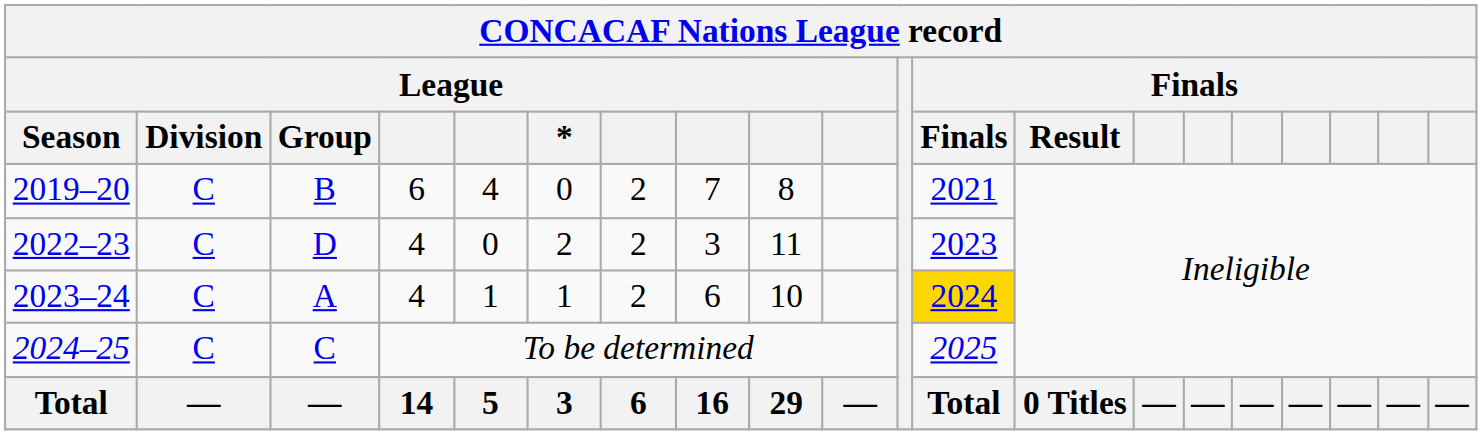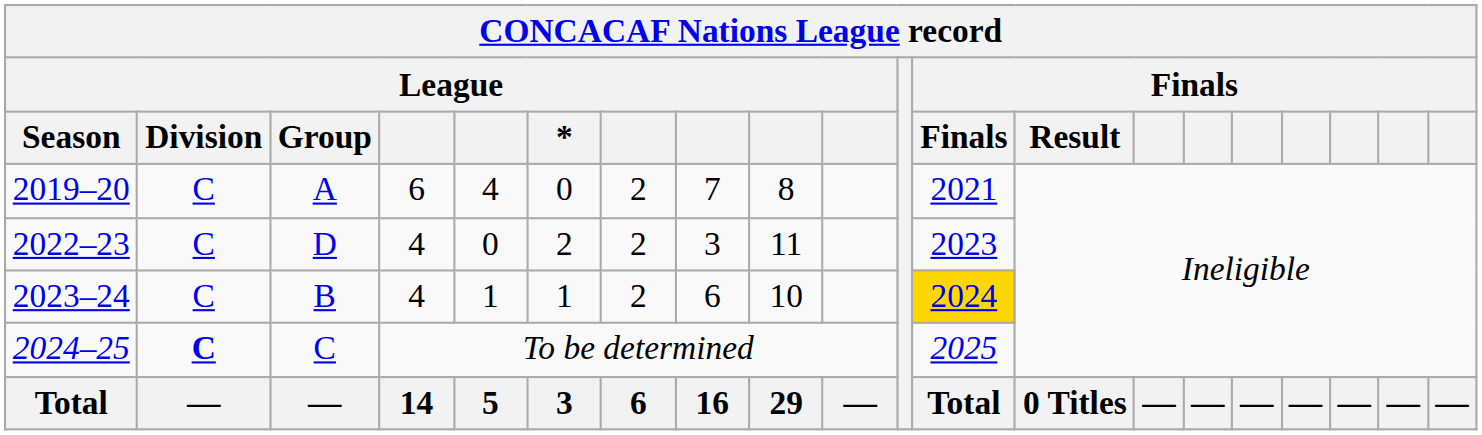(325, 190) B -> (325, 190) A
(325, 296) A -> (325, 296) B
(204, 349) normal -> (204, 349) bold
